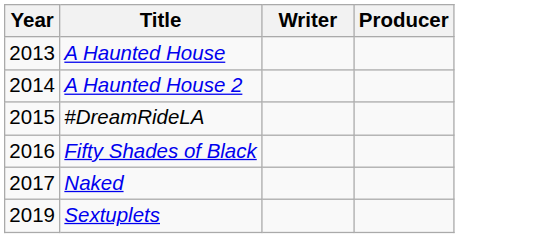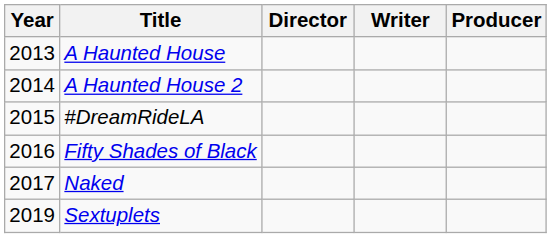+ column: (308, 20)
